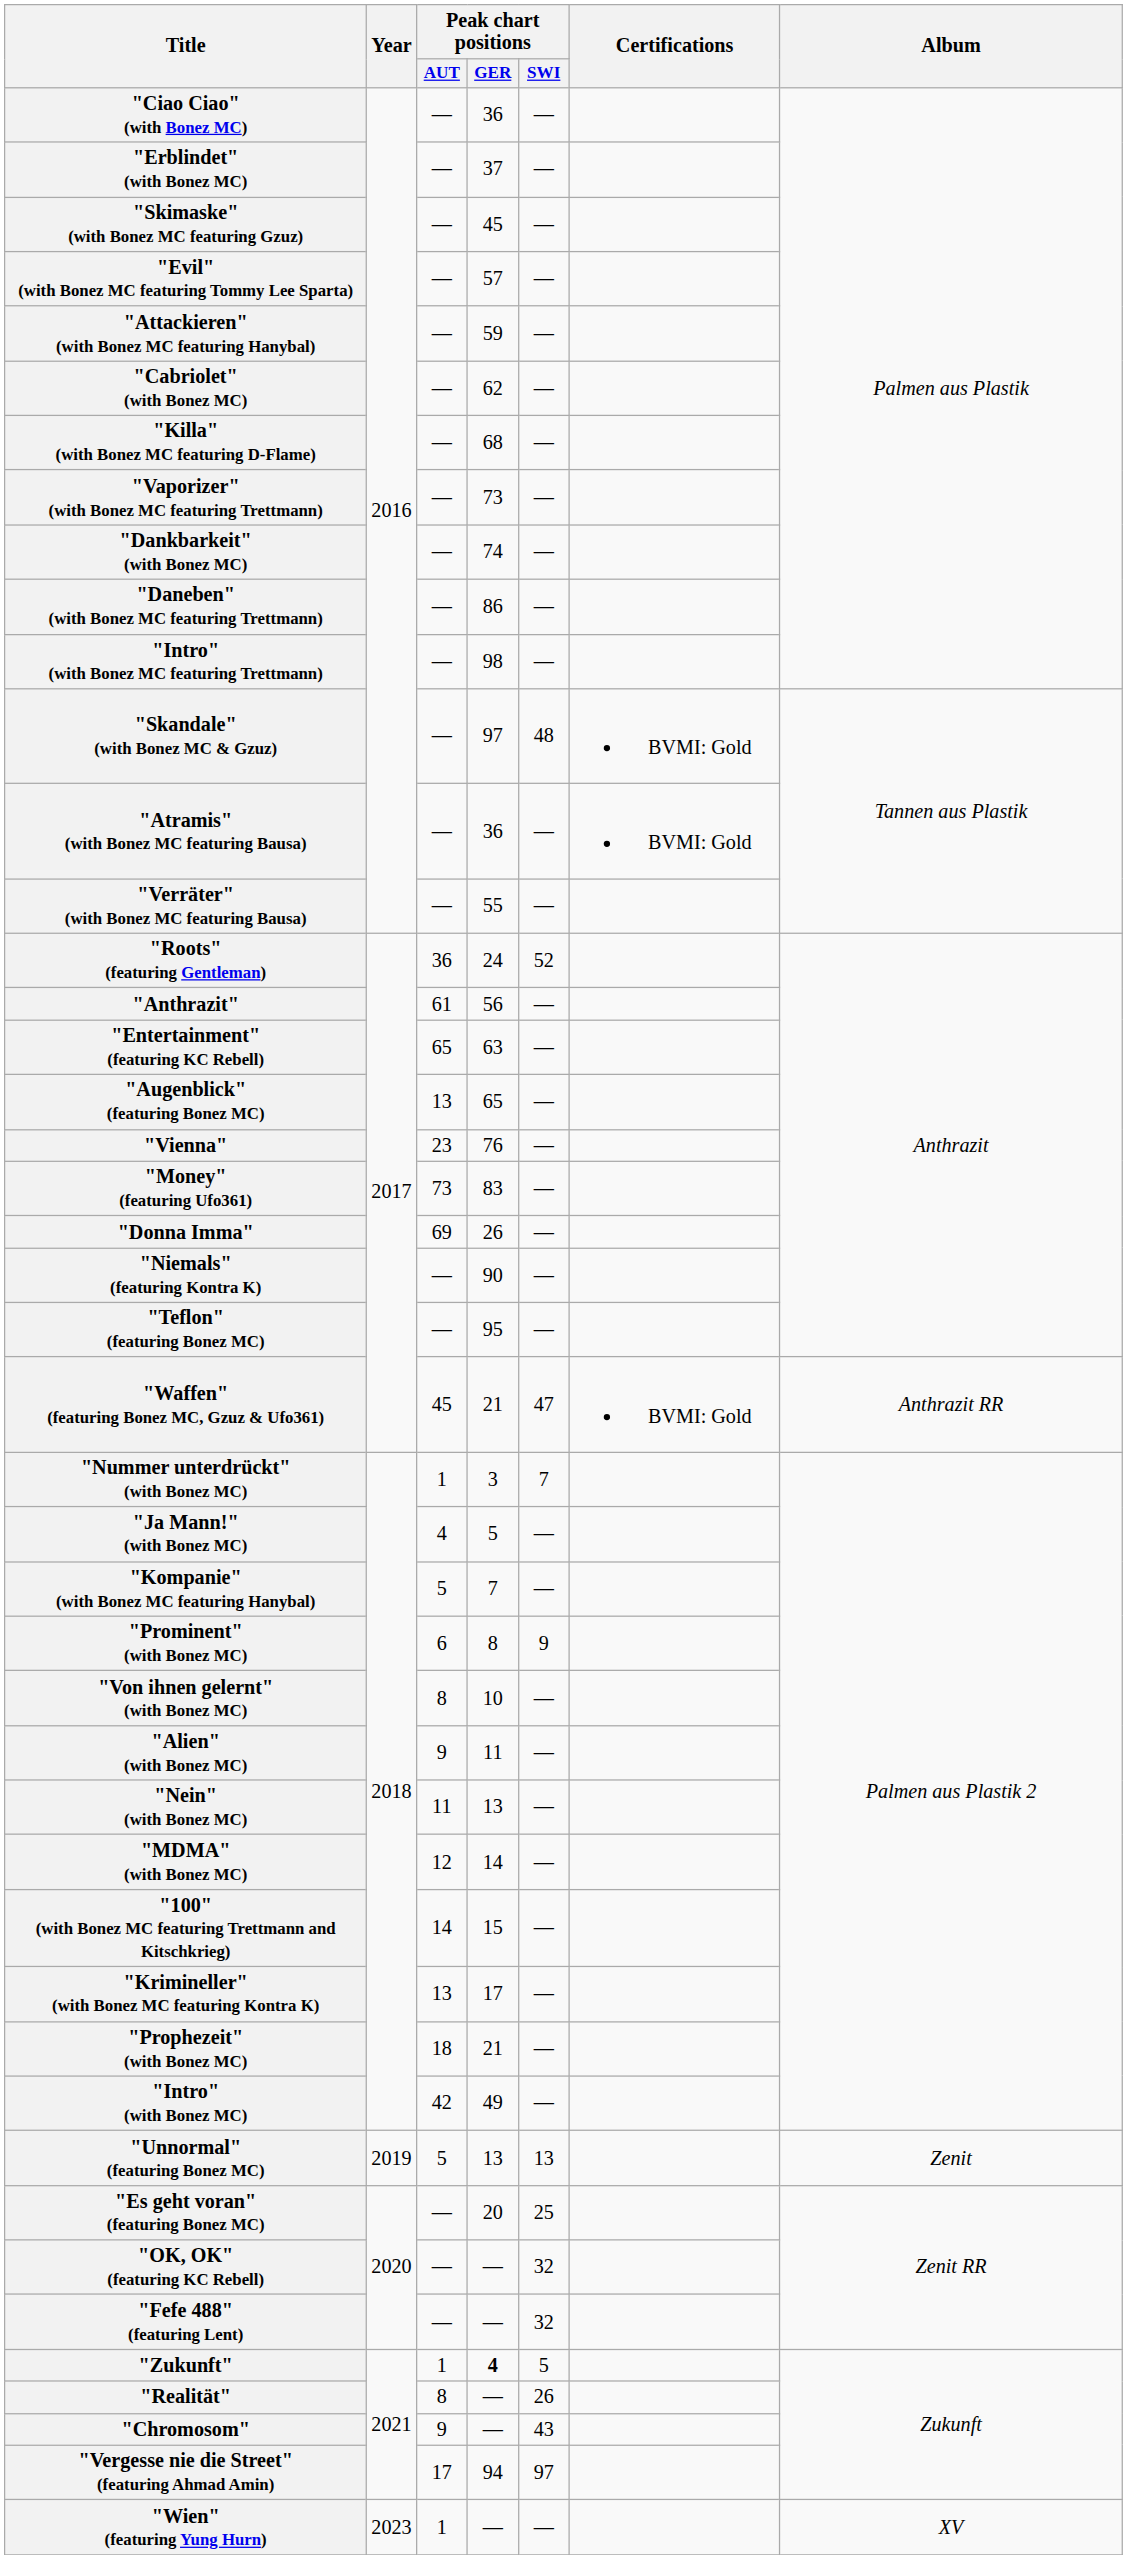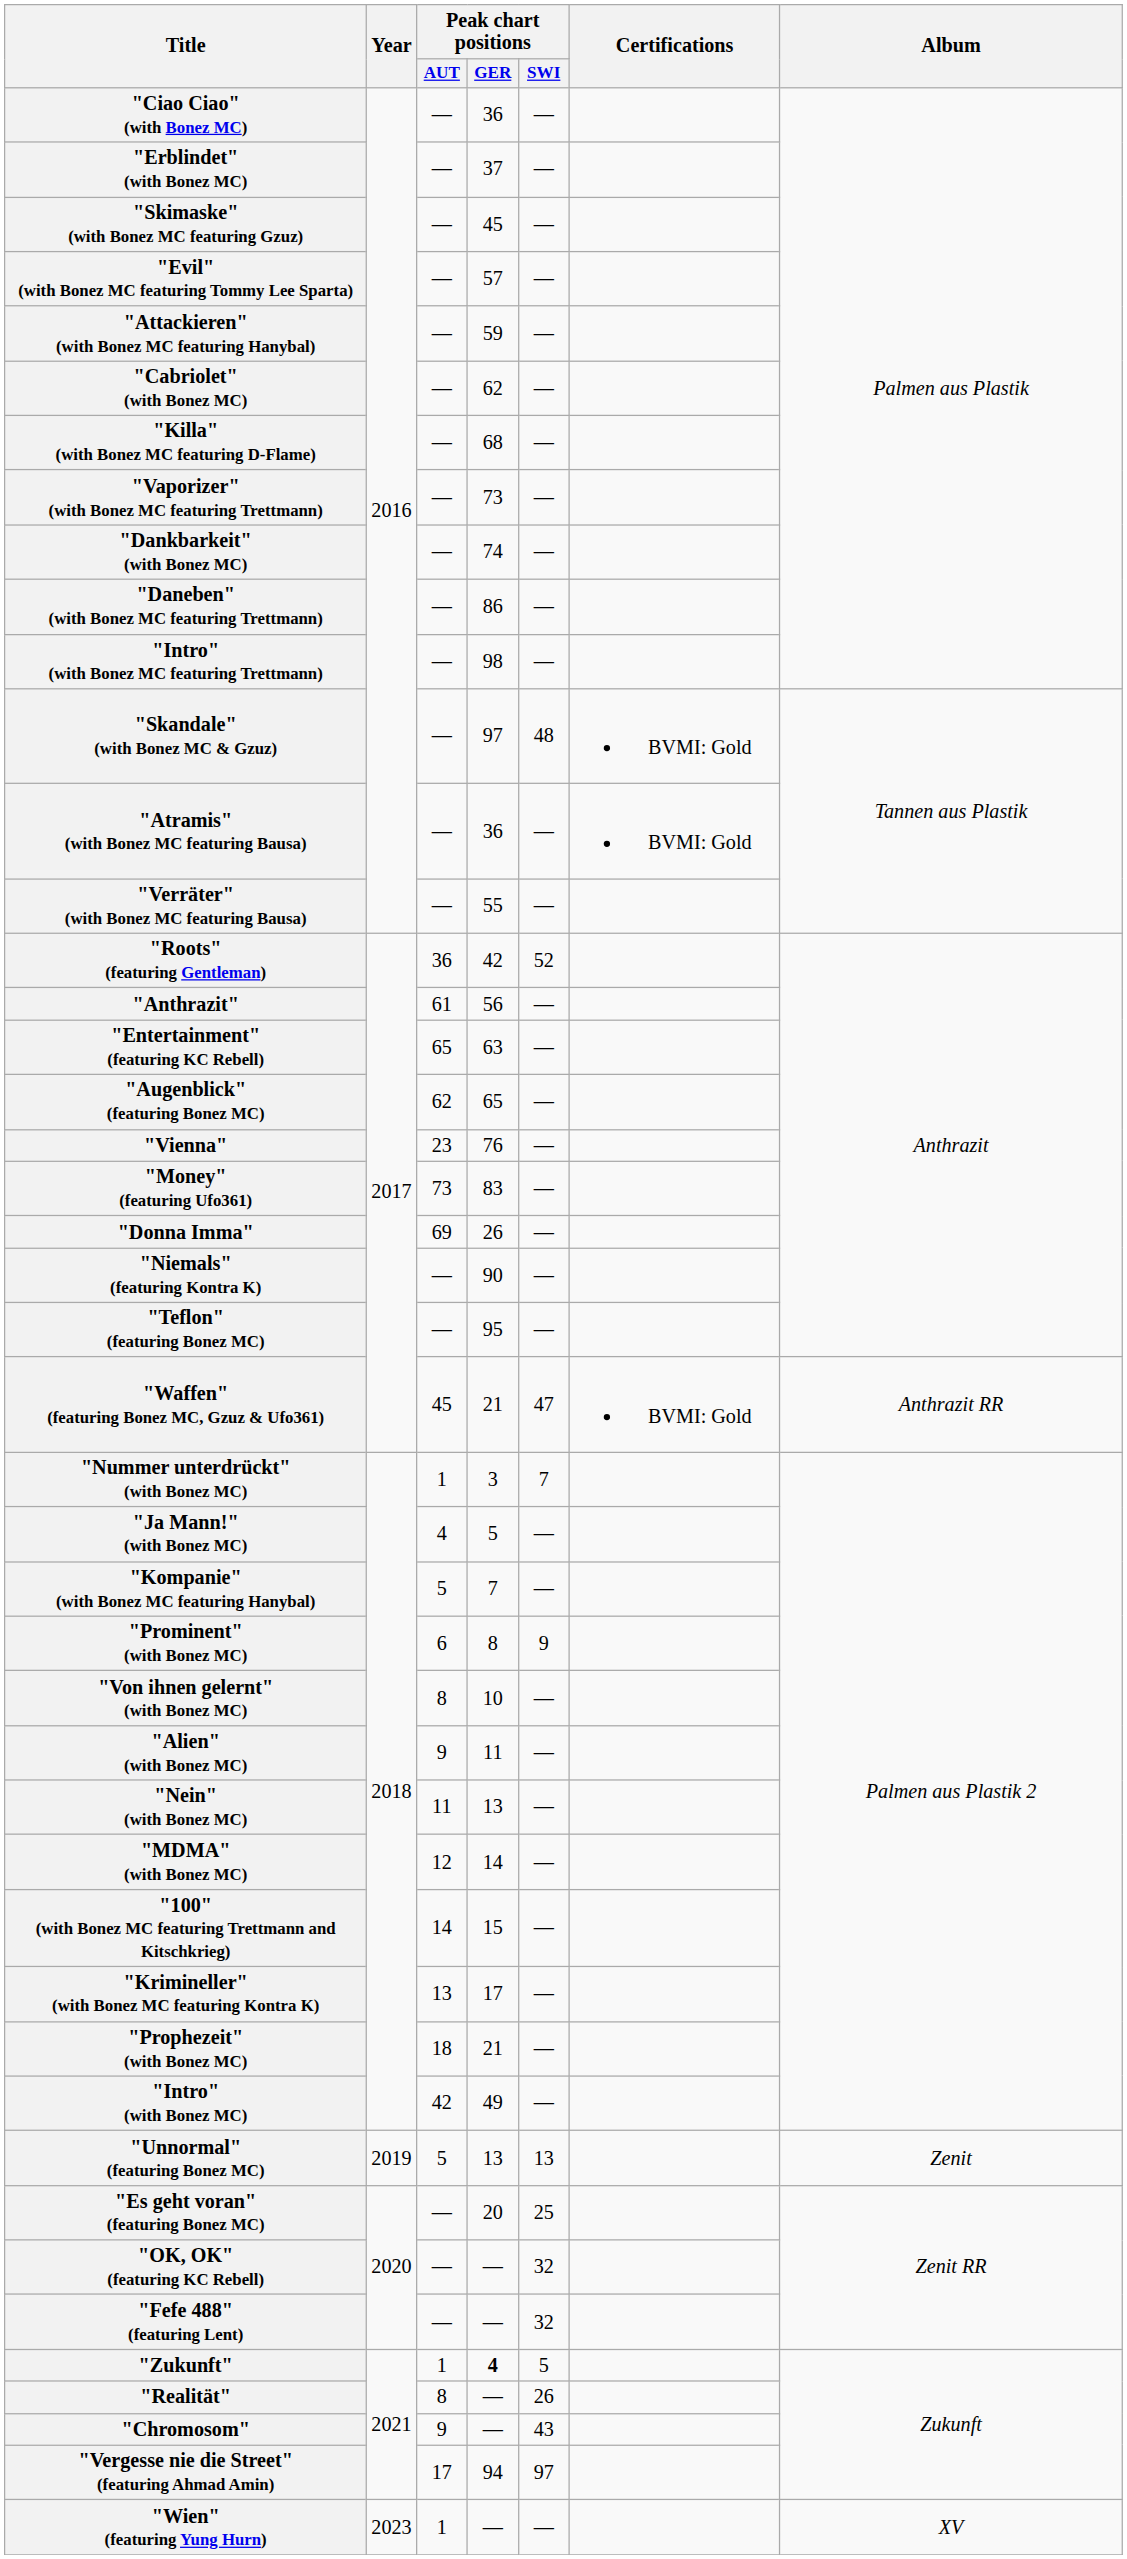(493, 960) 24 -> (493, 960) 42
(442, 1101) 13 -> (442, 1101) 62
